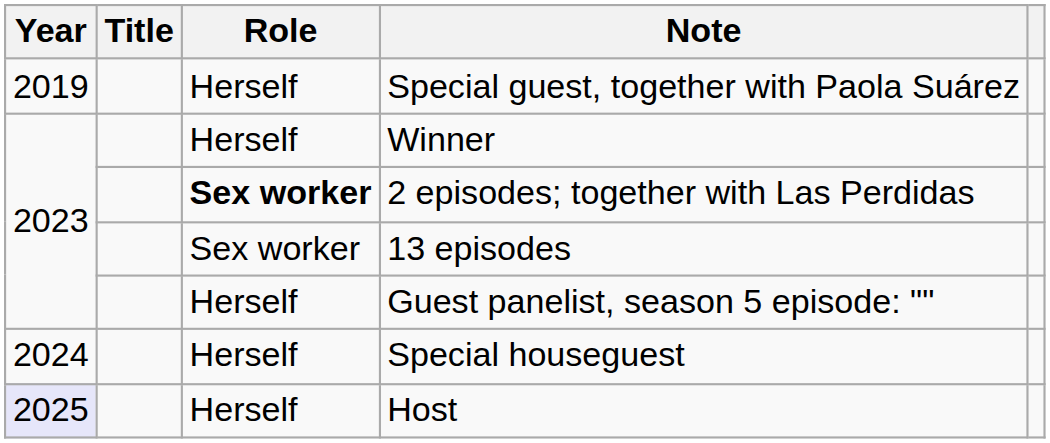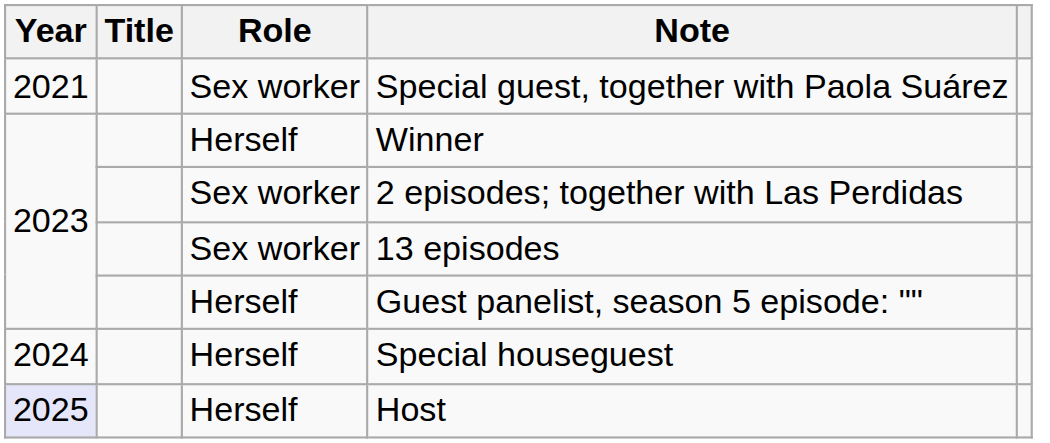(51, 85) 2019 -> (51, 85) 2021
(244, 85) Herself -> (275, 85) Sex worker
(281, 193) bold -> (275, 193) normal
